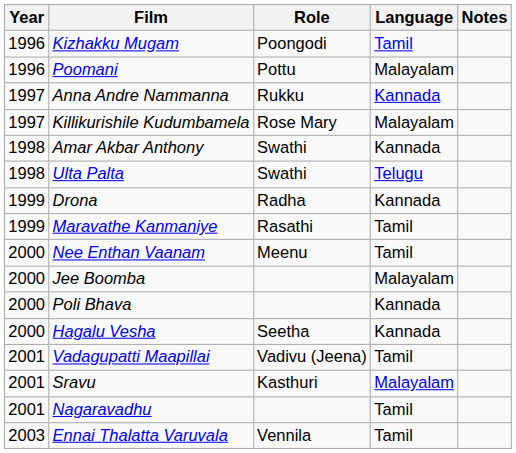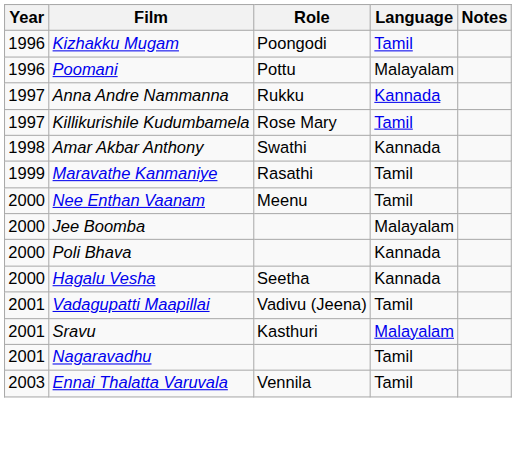(414, 122) Malayalam -> (394, 122) Tamil
- row: (88, 174)
- row: (75, 200)
